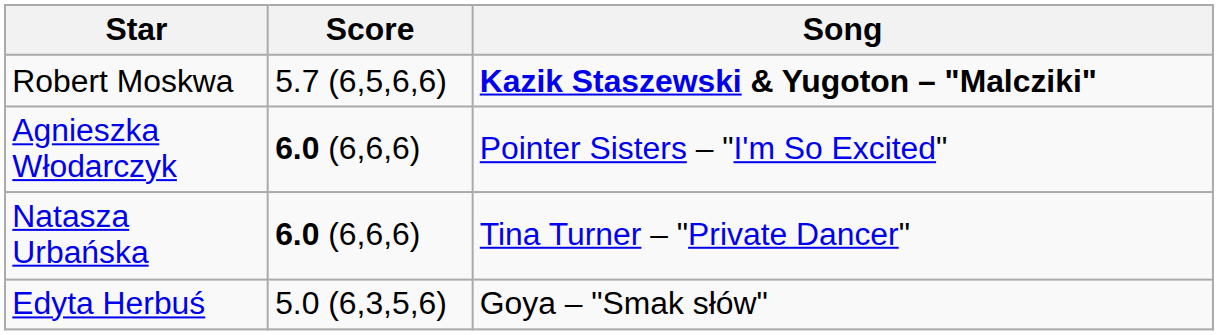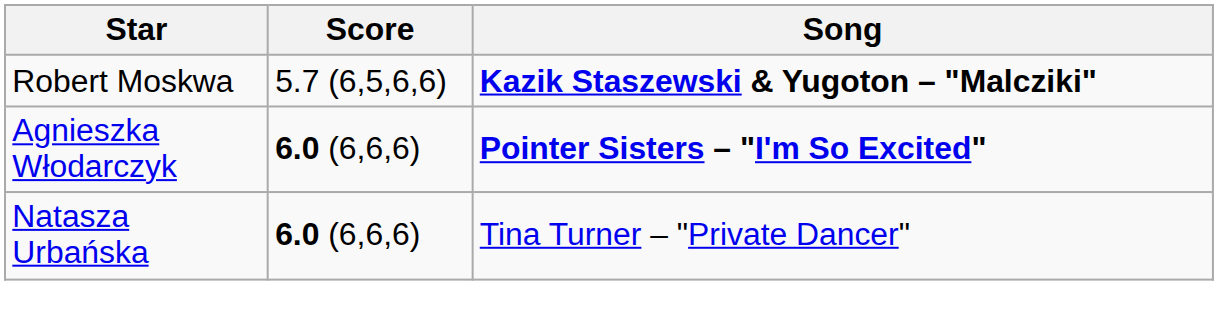(714, 148) normal -> (733, 148) bold
- row: (109, 303)
